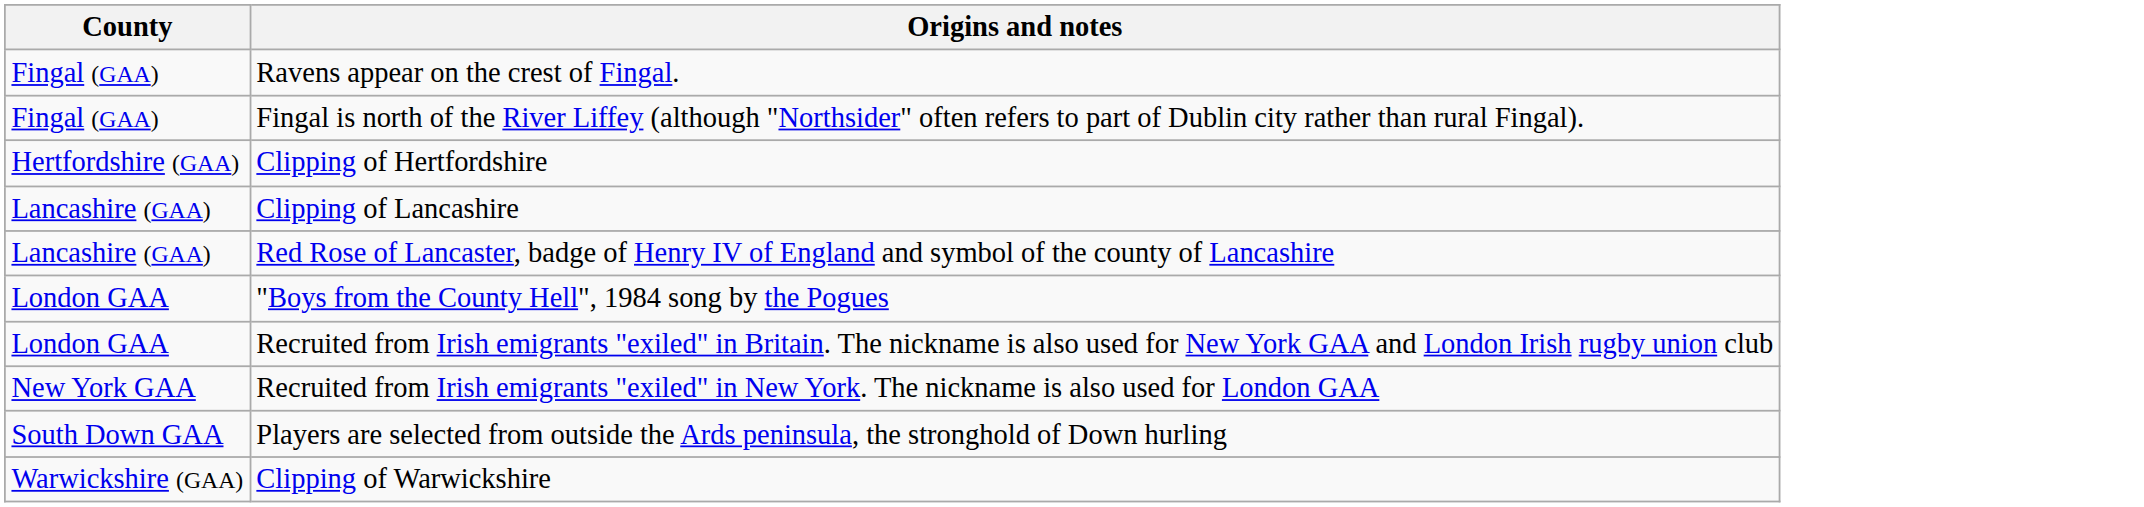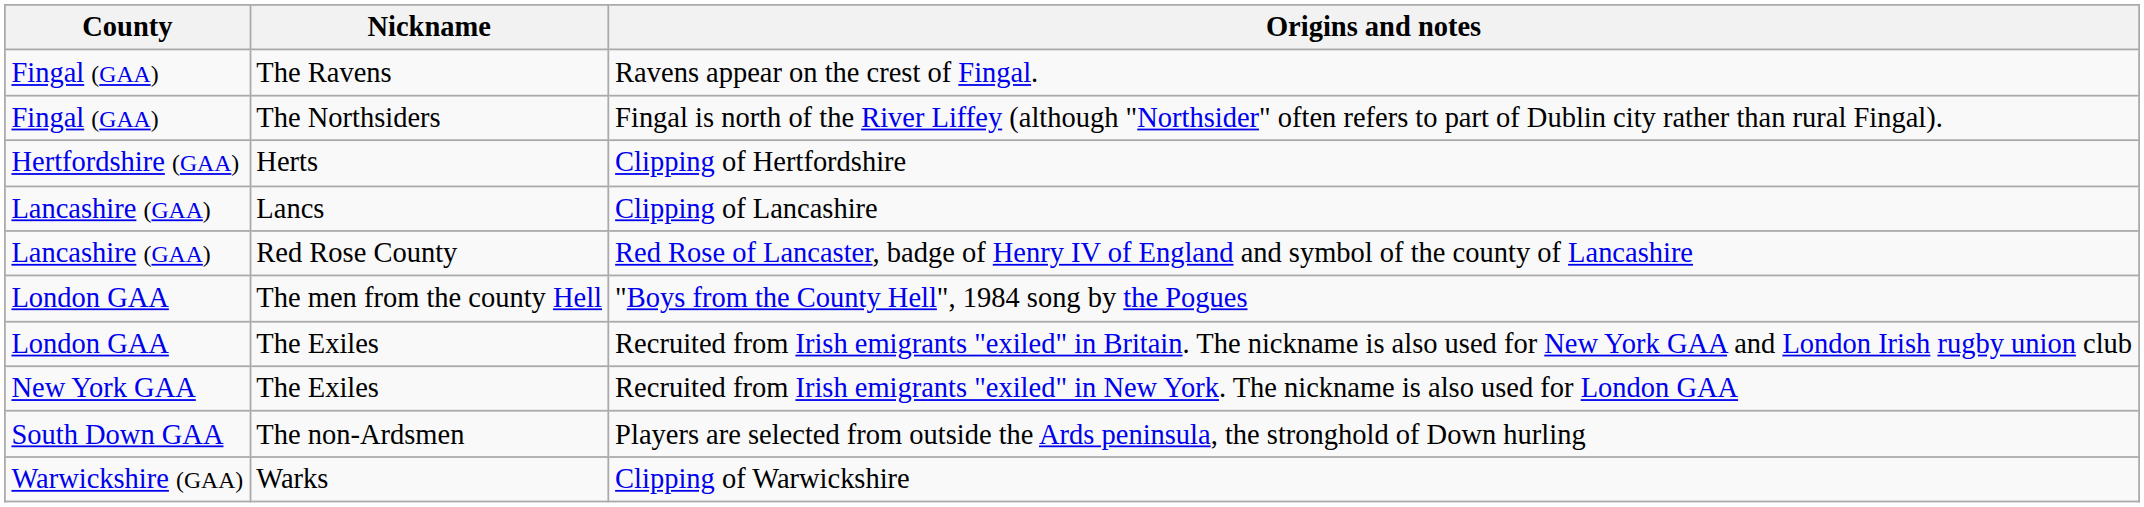+ column: (429, 27)
